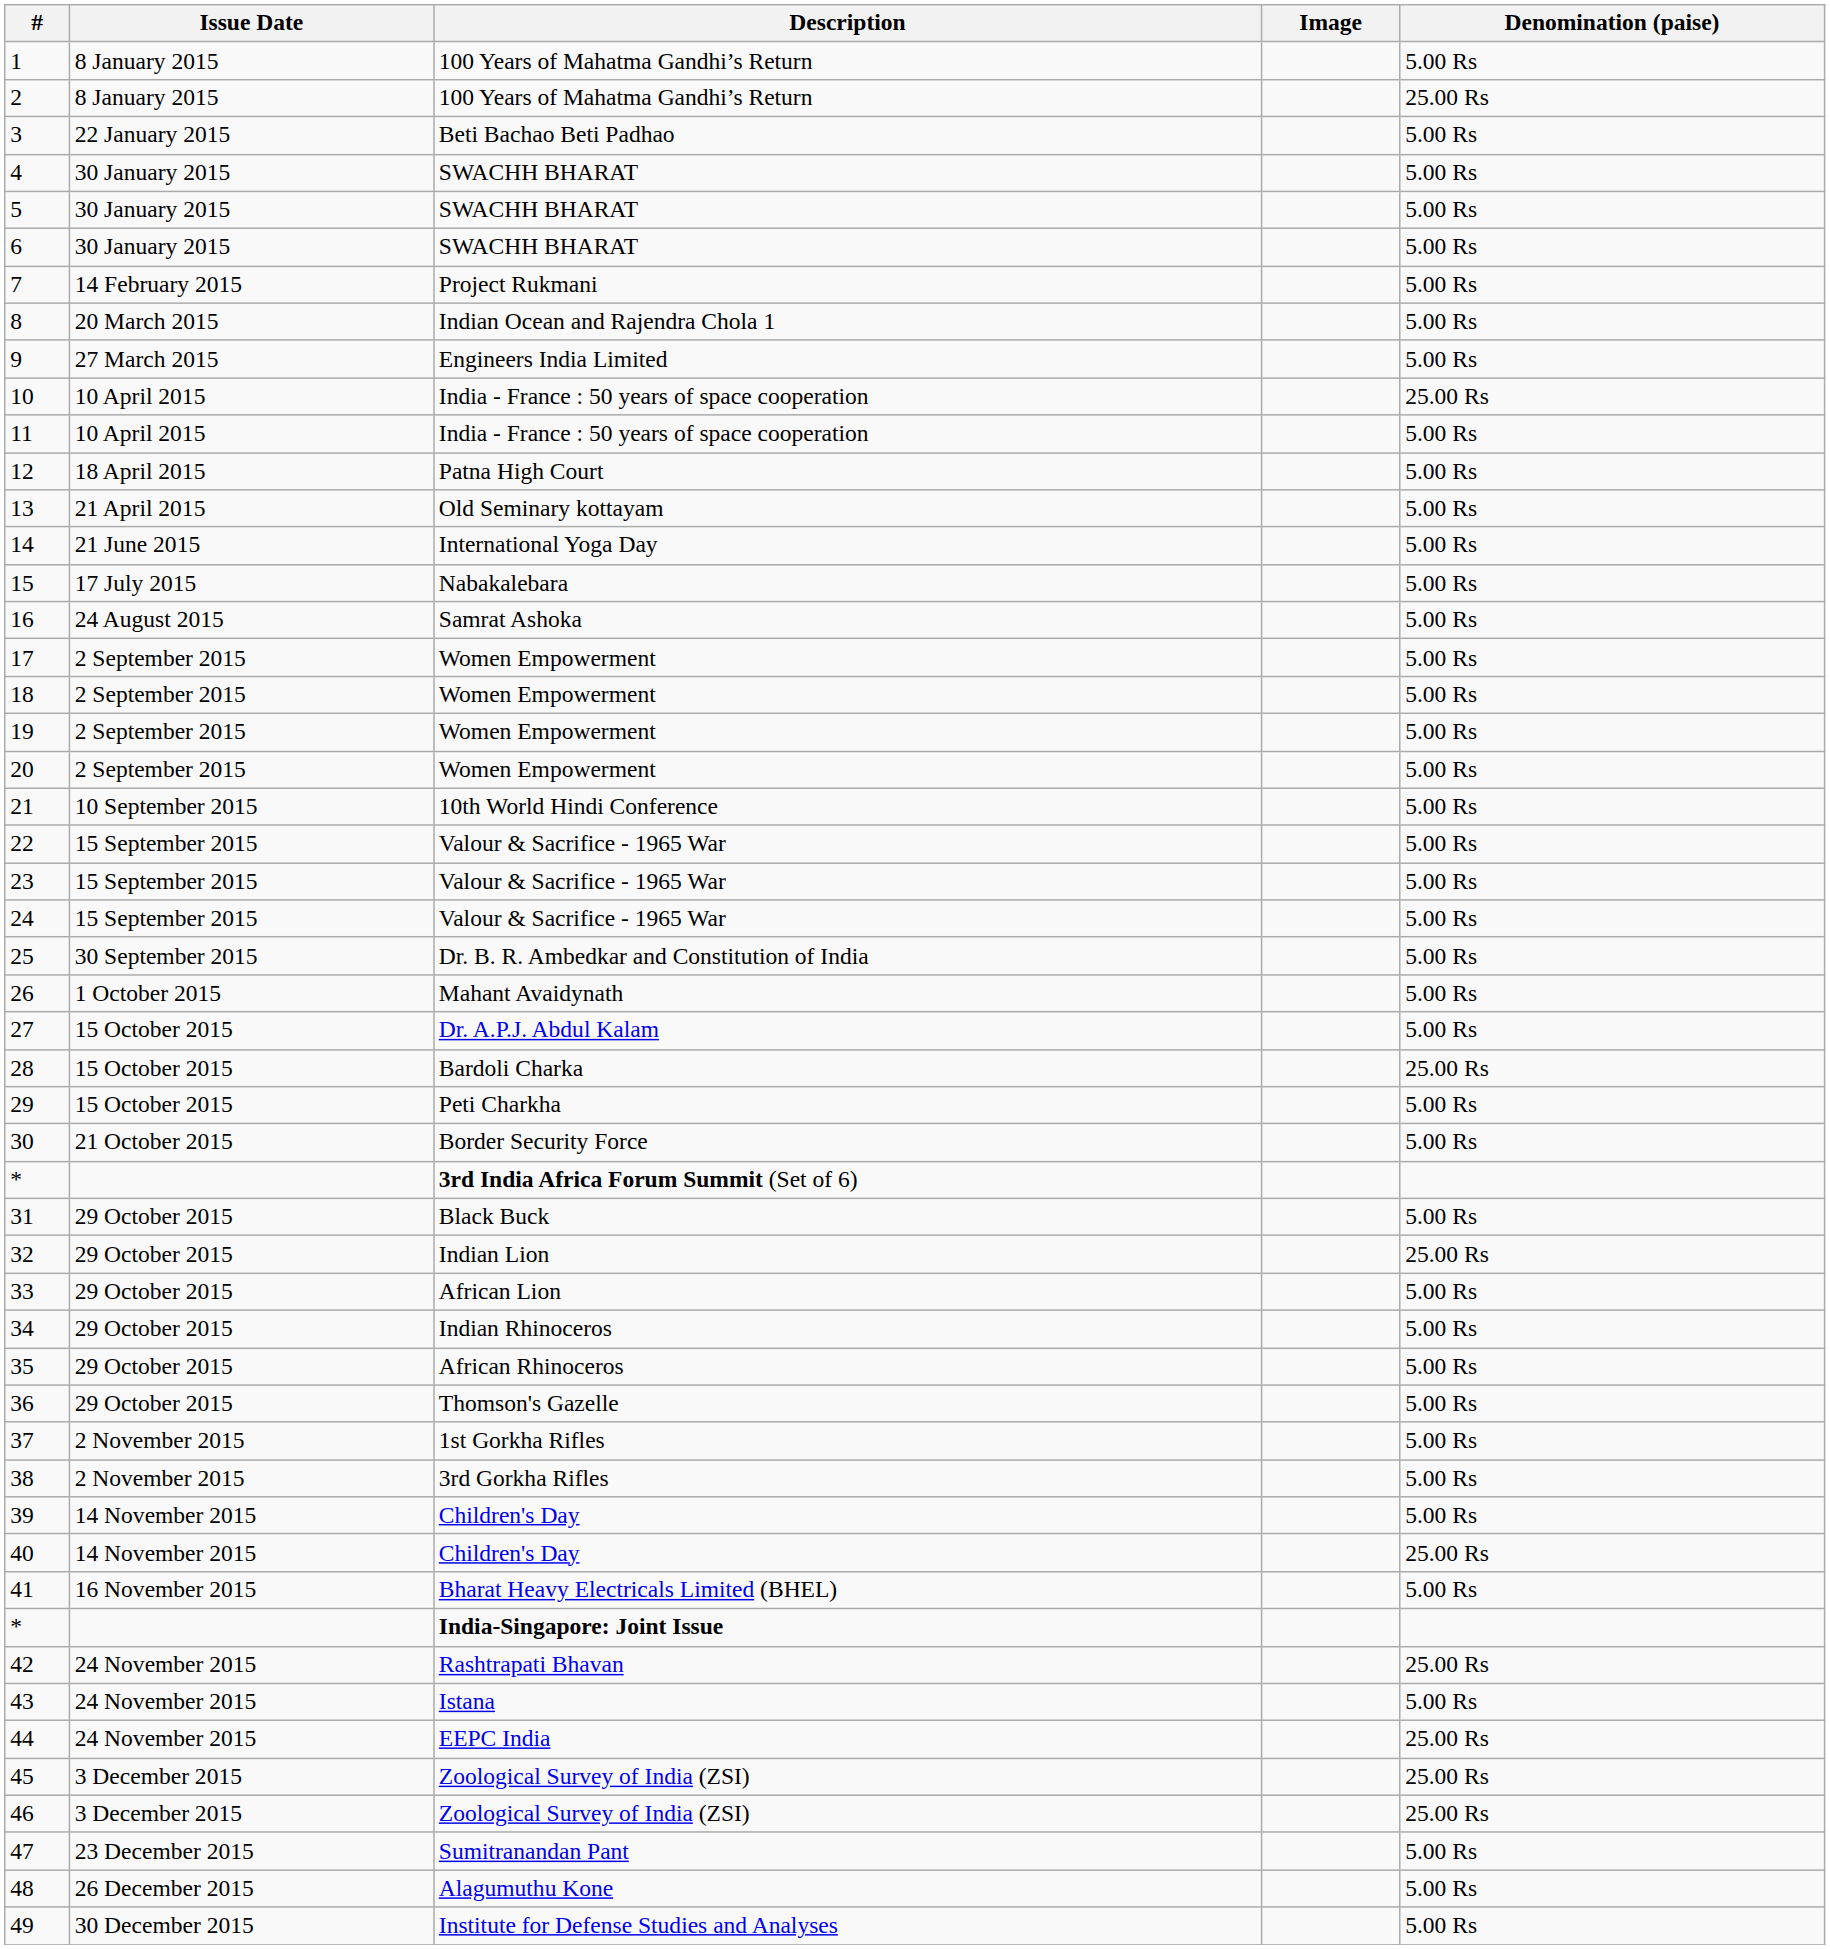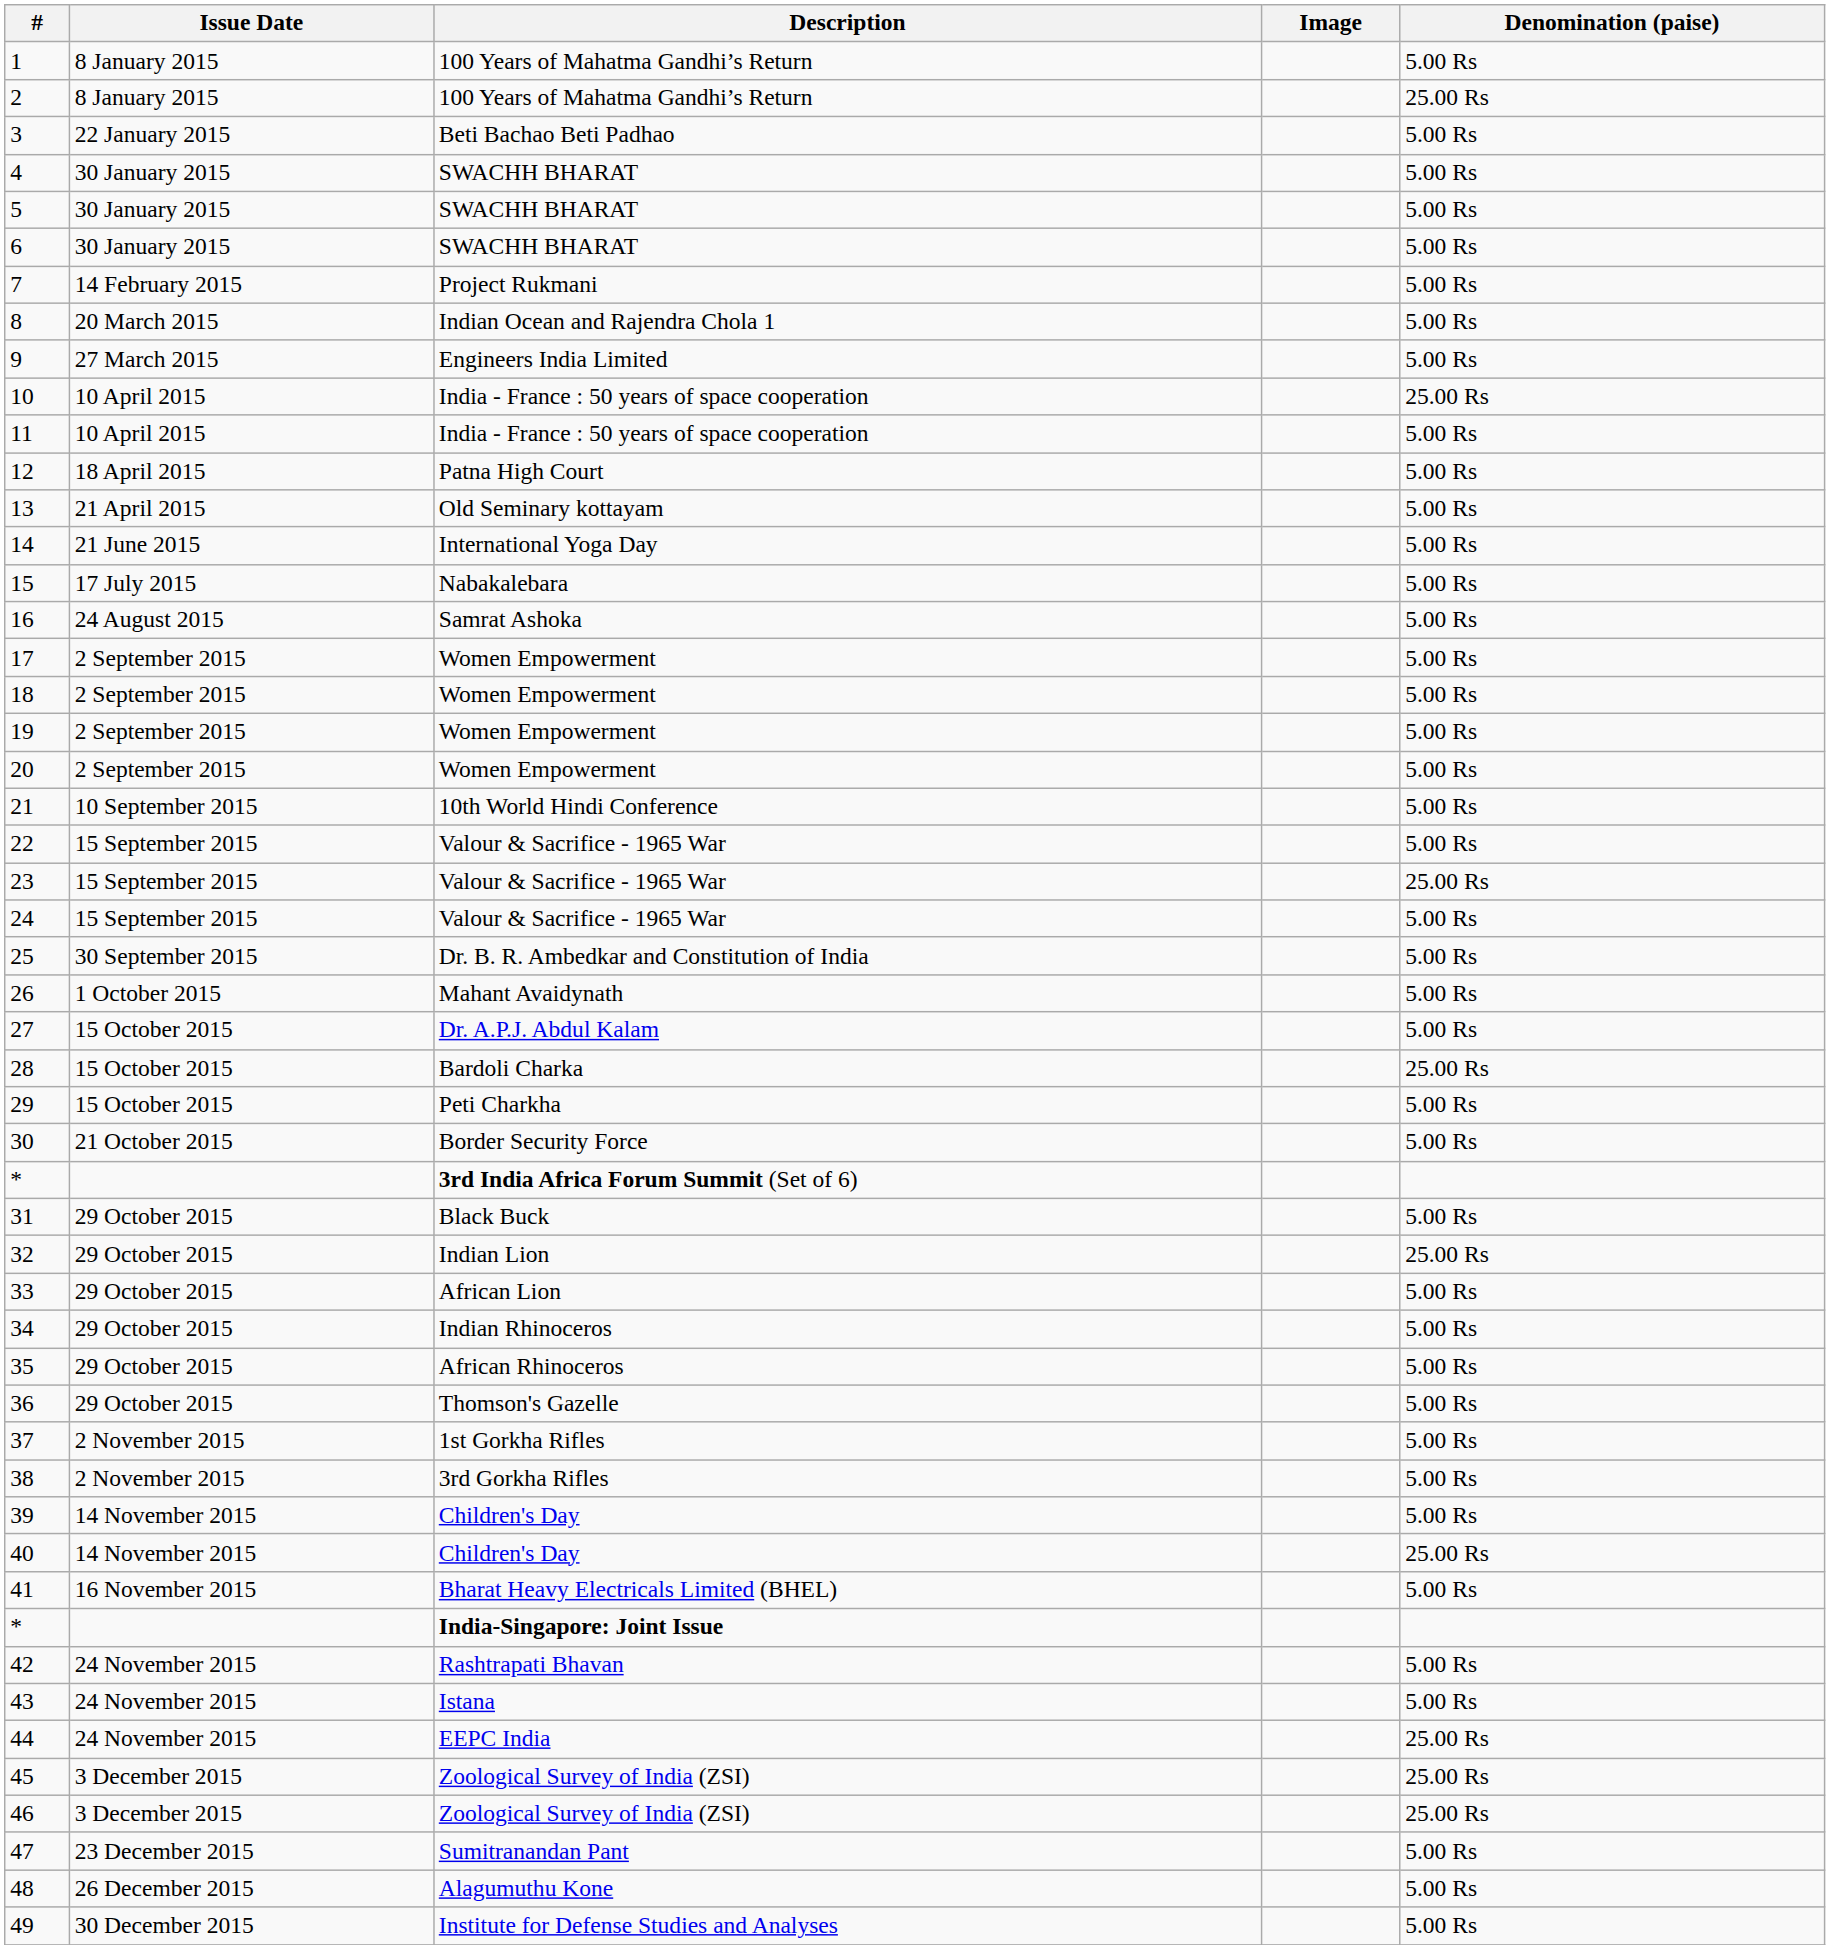(1441, 881) 5.00 Rs -> (1447, 881) 25.00 Rs
(1447, 1664) 25.00 Rs -> (1441, 1664) 5.00 Rs
